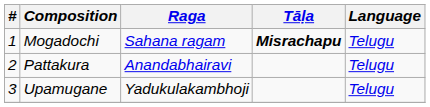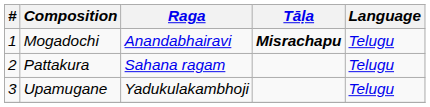(175, 41) Sahana ragam -> (178, 41) Anandabhairavi
(178, 65) Anandabhairavi -> (175, 65) Sahana ragam
